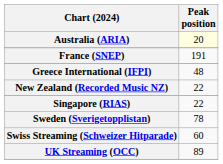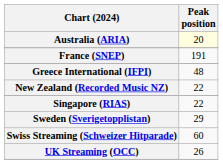(199, 119) 78 -> (199, 119) 29
(199, 151) 89 -> (199, 151) 26
